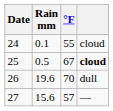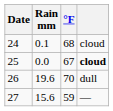(69, 43) 55 -> (69, 43) 68
(42, 61) 0.5 -> (42, 61) 0.0
(69, 97) 57 -> (69, 97) 59
